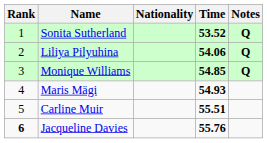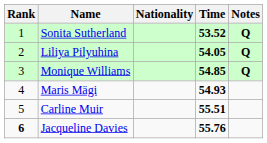(212, 52) 54.06 -> (212, 52) 54.05
